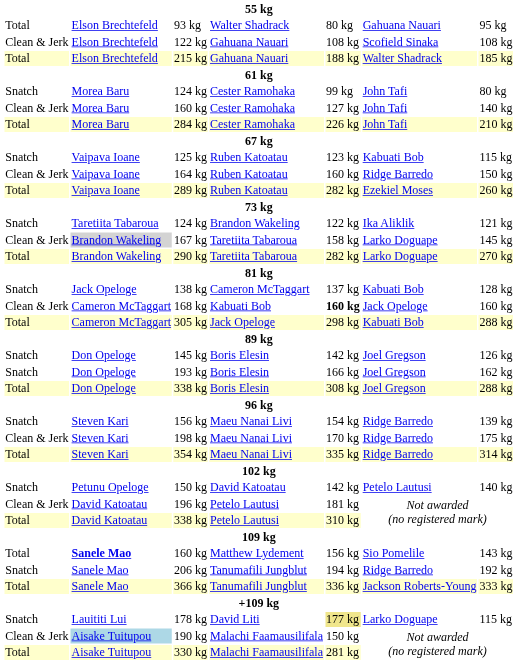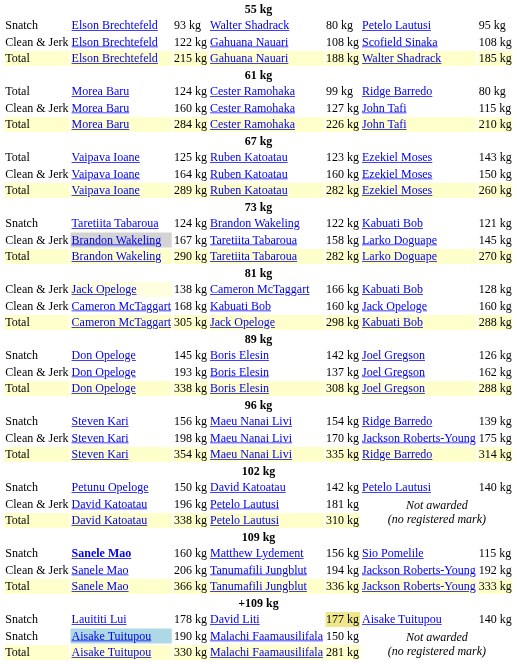(17, 25) Total -> (22, 25) Snatch
(402, 25) Gahuana Nauari -> (396, 25) Petelo Lautusi
(22, 91) Snatch -> (17, 91) Total
(385, 91) John Tafi -> (397, 91) Ridge Barredo
(496, 108) 140 kg -> (495, 108) 115 kg
(22, 157) Snatch -> (17, 157) Total
(393, 157) Kabuati Bob -> (397, 157) Ezekiel Moses
(496, 157) 115 kg -> (495, 157) 143 kg
(398, 174) Ridge Barredo -> (397, 174) Ezekiel Moses
(388, 223) Ika Aliklik -> (392, 223) Kabuati Bob
(22, 289) Snatch -> (37, 289) Clean & Jerk
(104, 289) no background -> (104, 289) lightyellow background
(342, 289) 137 kg -> (342, 289) 166 kg
(343, 306) bold -> (342, 306) normal
(22, 372) Snatch -> (37, 372) Clean & Jerk
(342, 372) 166 kg -> (342, 372) 137 kg
(398, 438) Ridge Barredo -> (419, 438) Jackson Roberts-Young
(17, 553) Total -> (22, 553) Snatch
(496, 553) 143 kg -> (495, 553) 115 kg
(22, 570) Snatch -> (37, 570) Clean & Jerk
(398, 570) Ridge Barredo -> (419, 570) Jackson Roberts-Young
(400, 619) Larko Doguape -> (402, 619) Aisake Tuitupou
(496, 619) 115 kg -> (495, 619) 140 kg
(37, 636) Clean & Jerk -> (22, 636) Snatch
